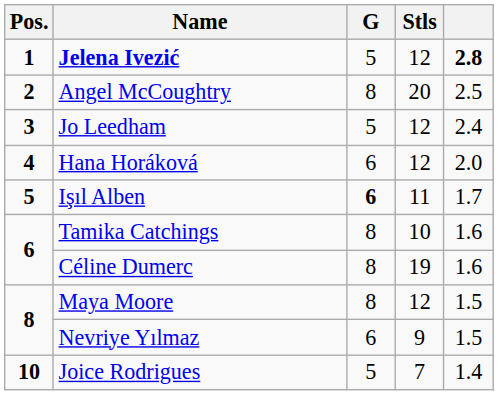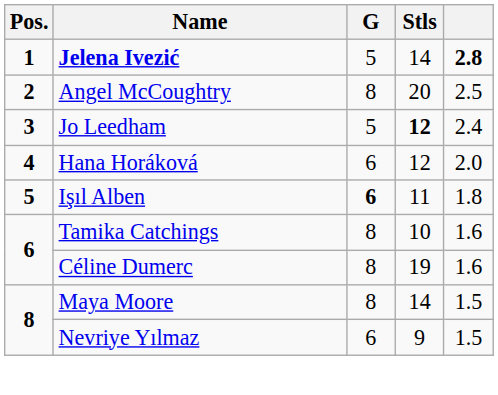(420, 57) 12 -> (420, 57) 14
(420, 127) normal -> (420, 127) bold
(468, 197) 1.7 -> (468, 197) 1.8
(420, 302) 12 -> (420, 302) 14
- row: (129, 372)
